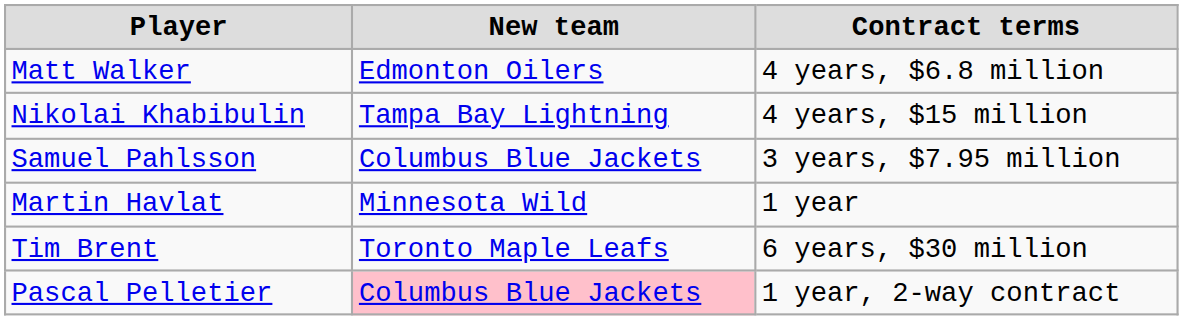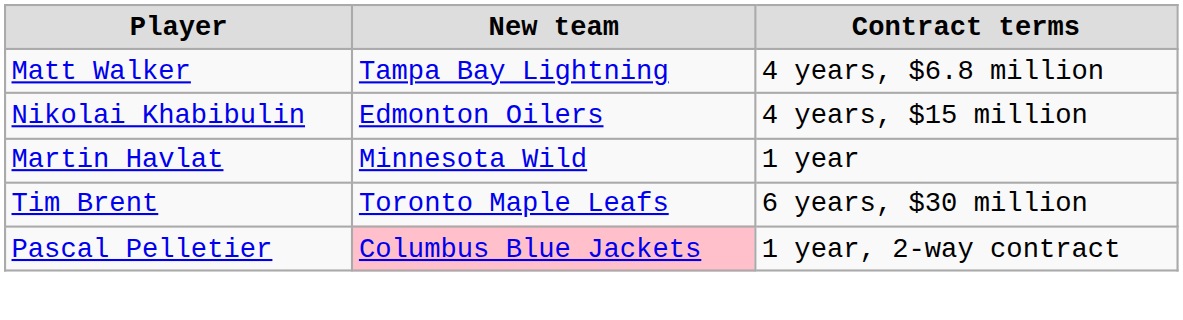(481, 71) Edmonton Oilers -> (514, 71) Tampa Bay Lightning
(514, 116) Tampa Bay Lightning -> (481, 116) Edmonton Oilers
- row: (134, 160)
